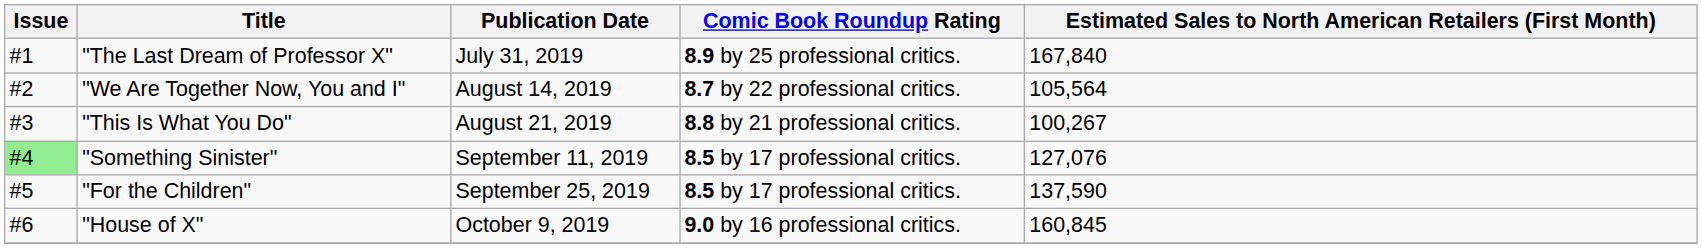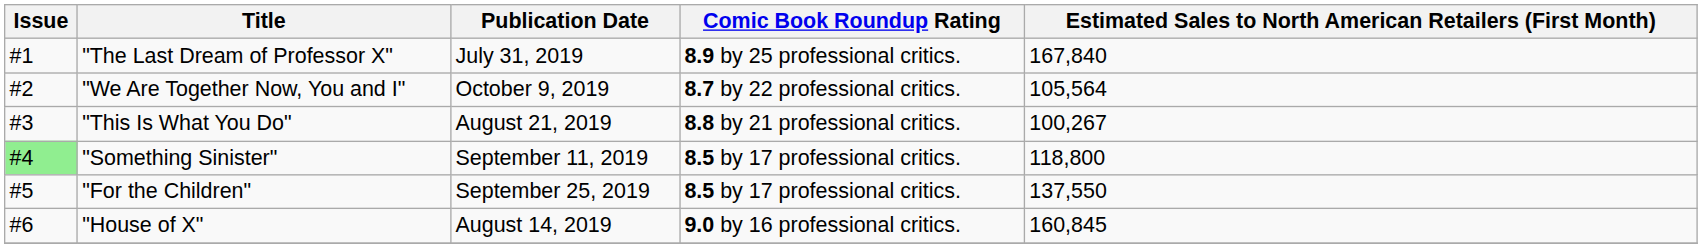(534, 89) August 14, 2019 -> (532, 89) October 9, 2019
(1068, 157) 127,076 -> (1067, 157) 118,800
(1068, 191) 137,590 -> (1068, 191) 137,550
(532, 225) October 9, 2019 -> (534, 225) August 14, 2019
